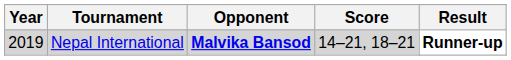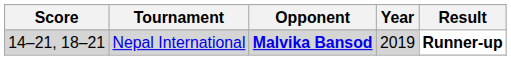columns swapped: (26, 17) <-> (367, 17)
